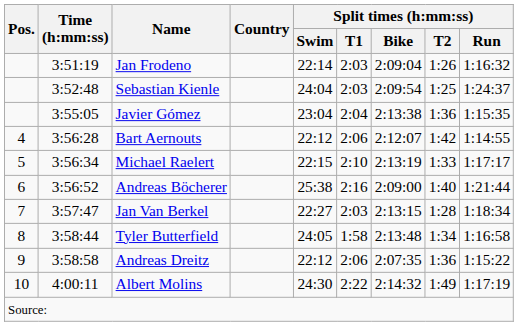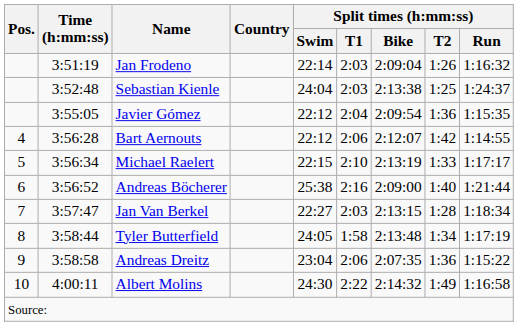(398, 89) 2:09:54 -> (398, 89) 2:13:38
(315, 114) 23:04 -> (315, 114) 22:12
(398, 114) 2:13:38 -> (398, 114) 2:09:54
(487, 235) 1:16:58 -> (487, 235) 1:17:19
(315, 260) 22:12 -> (315, 260) 23:04
(487, 284) 1:17:19 -> (487, 284) 1:16:58
